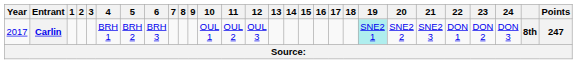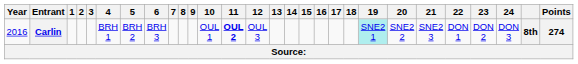(17, 31) 2017 -> (17, 31) 2016
(233, 31) normal -> (233, 31) bold
(556, 31) 247 -> (556, 31) 274
